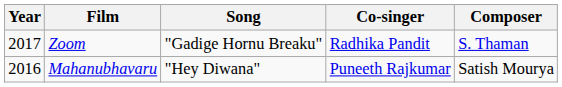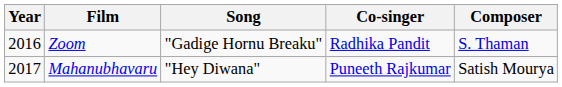(25, 43) 2017 -> (25, 43) 2016
(25, 69) 2016 -> (25, 69) 2017
